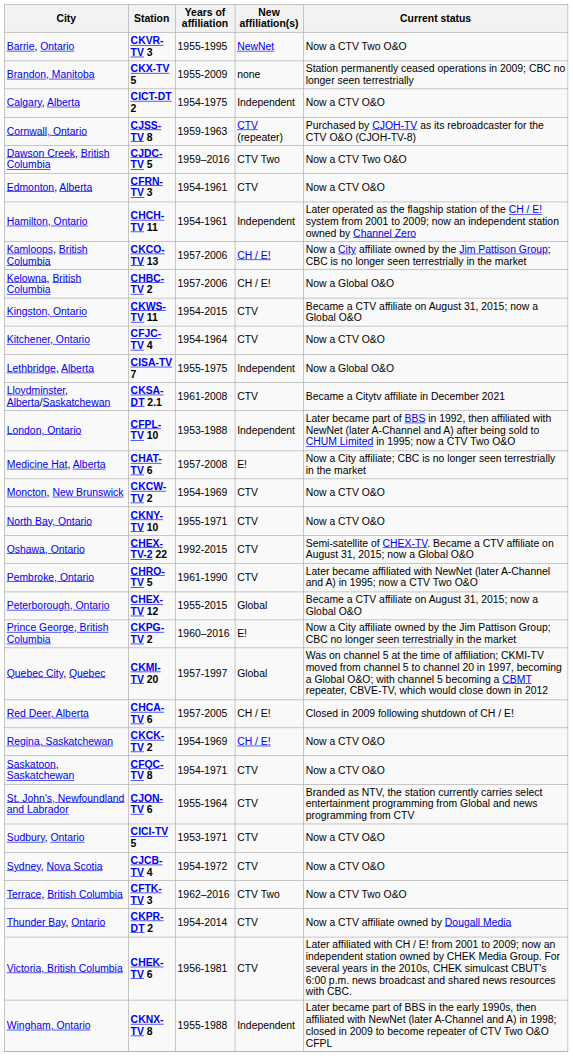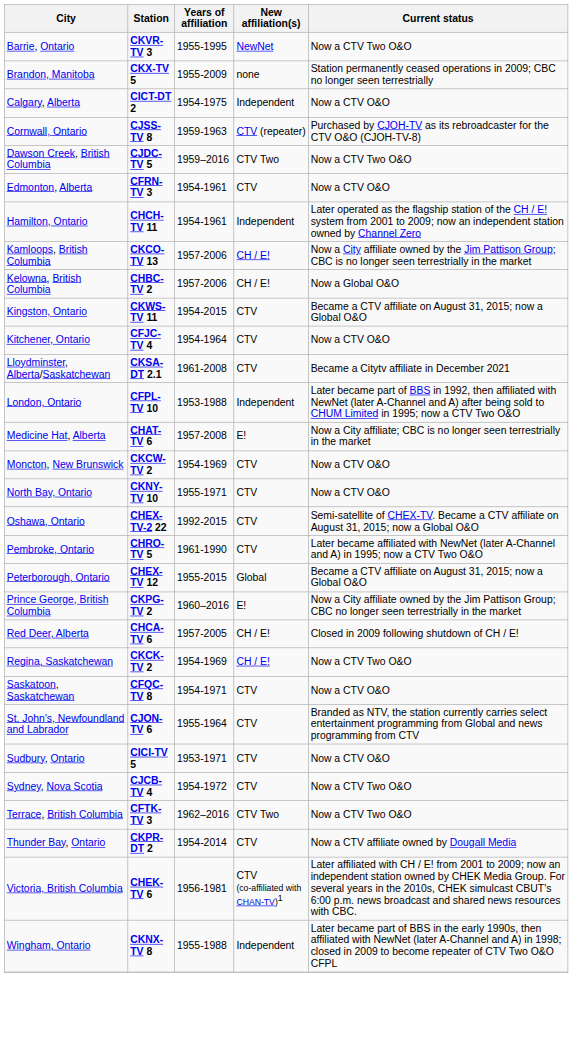- row: (50, 368)
- row: (56, 673)
(345, 742) Now a CTV O&O -> (361, 662) Now a CTV Two O&O
(345, 866) Now a CTV O&O -> (361, 786) Now a CTV Two O&O
(248, 968) CTV -> (269, 888) CTV (co-affiliated with CHAN-TV)1
